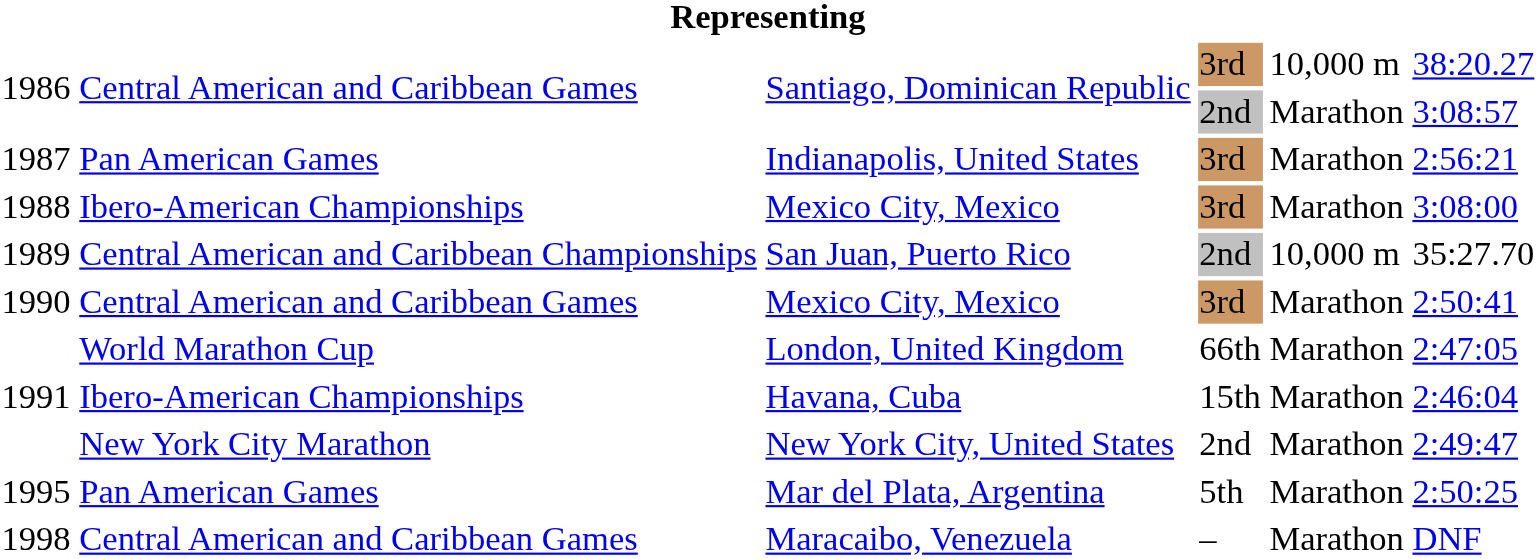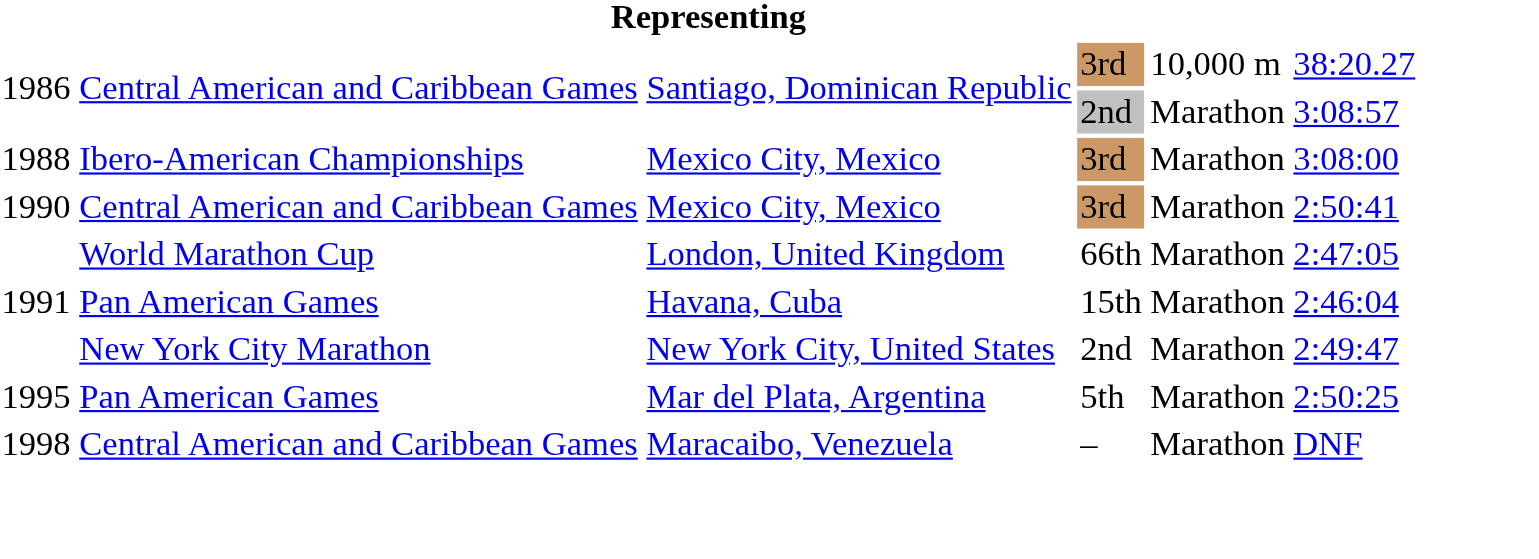- row: (36, 158)
- row: (36, 253)
(301, 396) Ibero-American Championships -> (229, 301) Pan American Games
